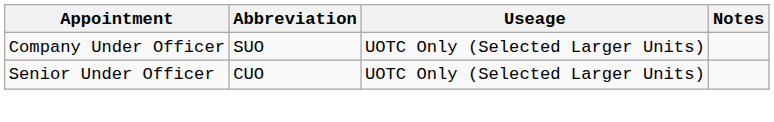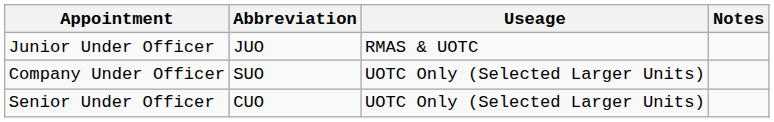+ row: (112, 47)
